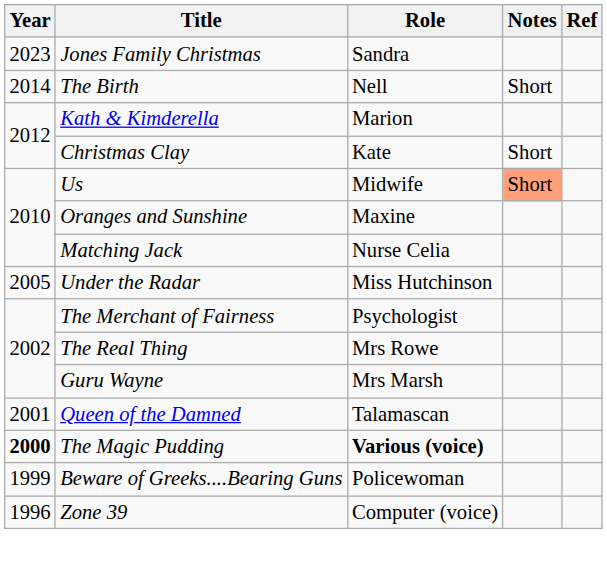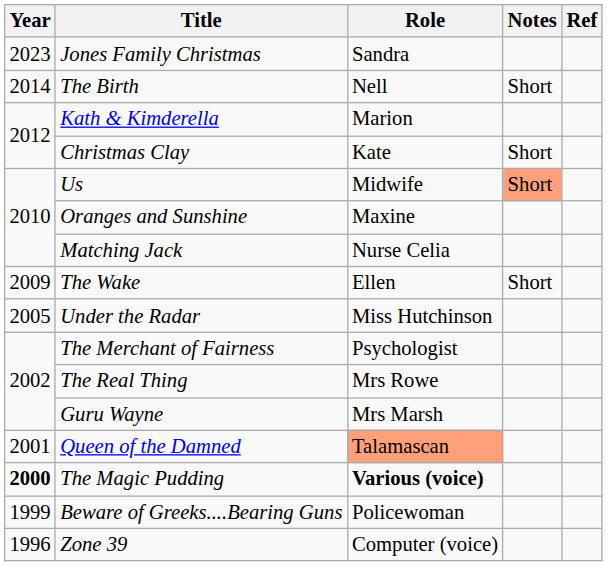+ row: (100, 282)
(400, 413) no background -> (400, 446) lightsalmon background
